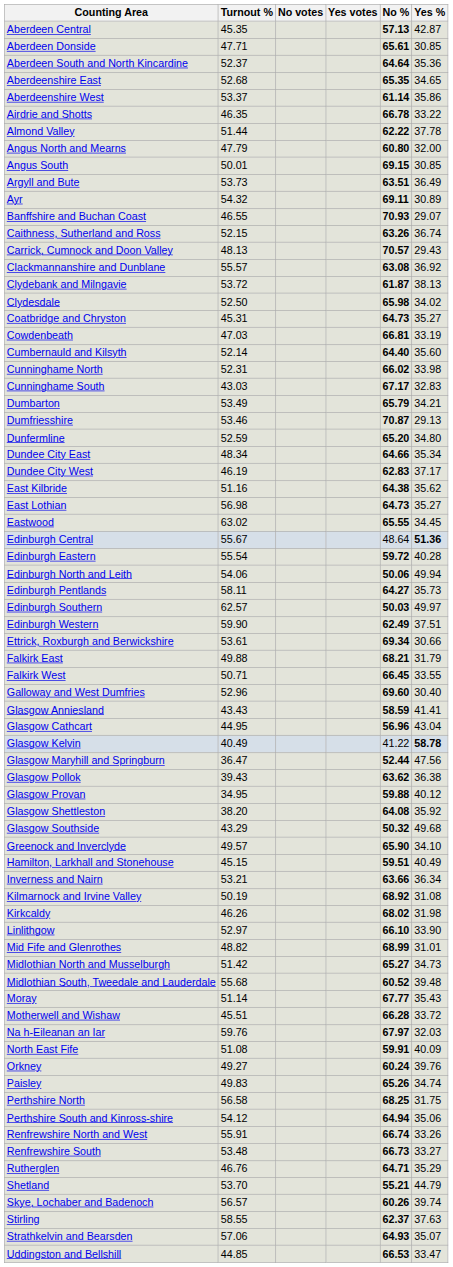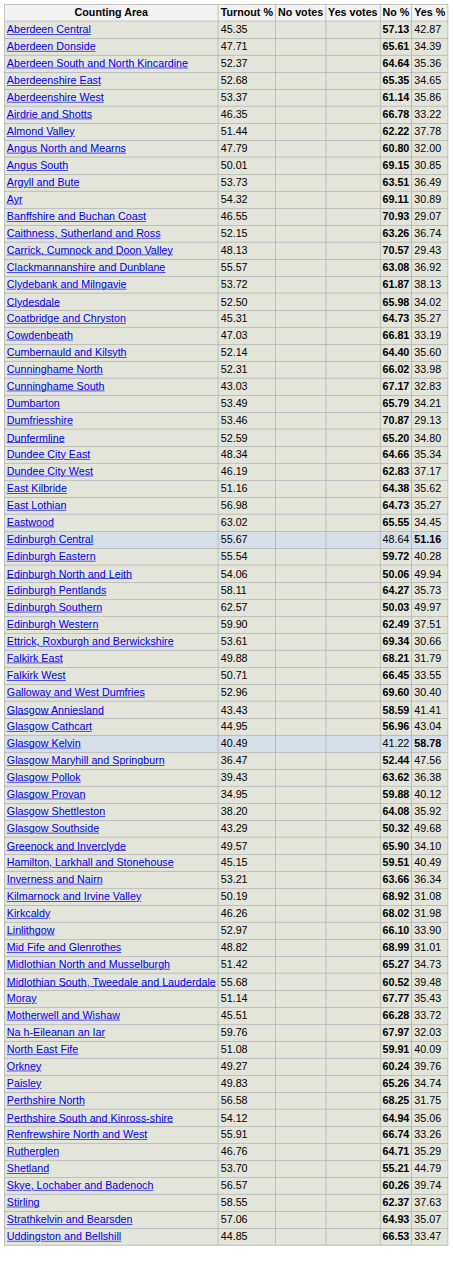(428, 47) 30.85 -> (428, 47) 34.39
(428, 540) 51.36 -> (428, 540) 51.16
- row: (54, 1152)
